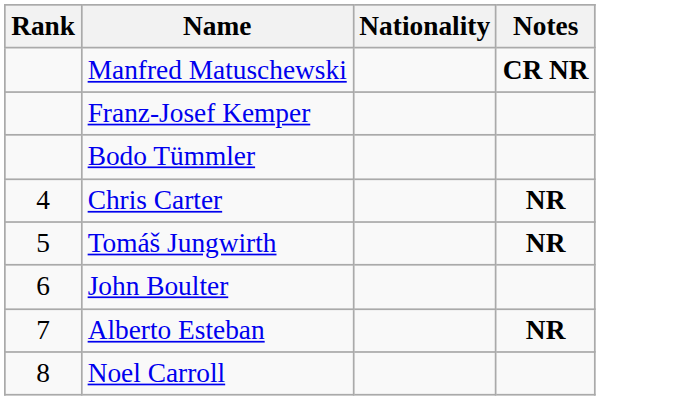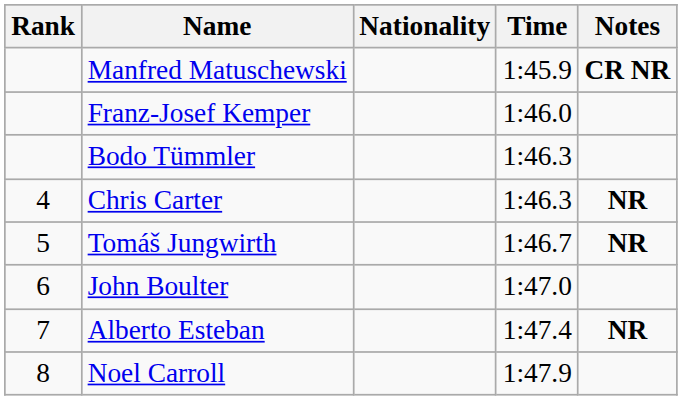+ column: (537, 26)
